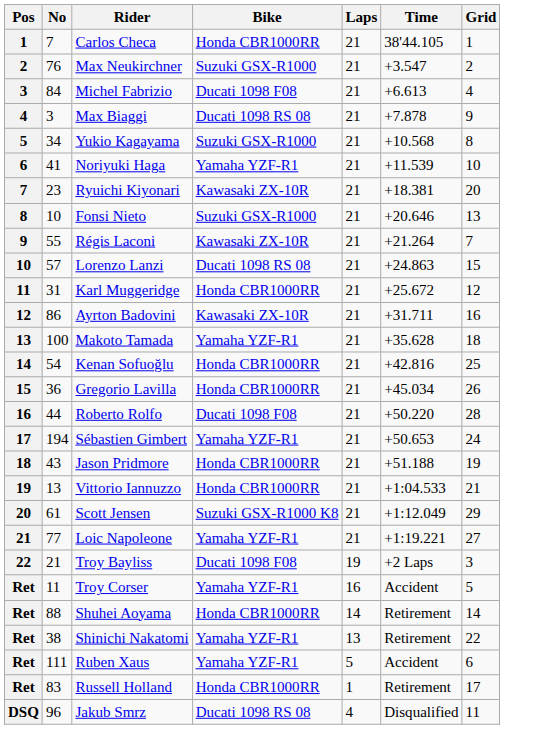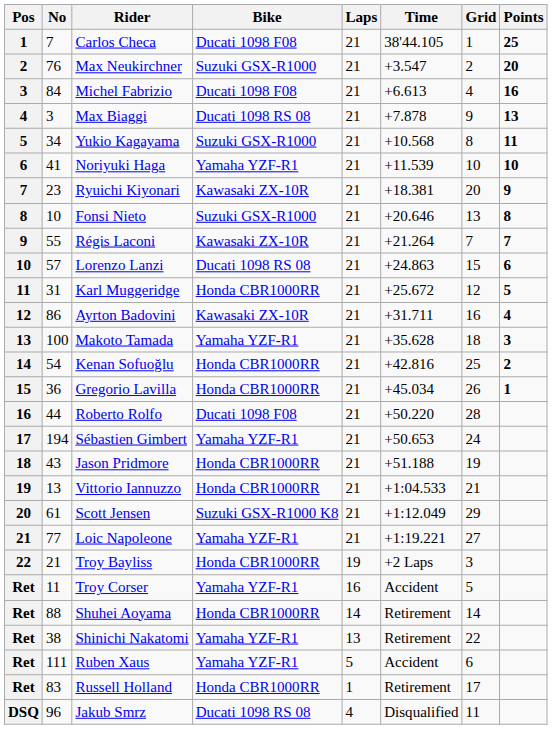+ column: (524, 17)
(258, 41) Honda CBR1000RR -> (246, 41) Ducati 1098 F08
(246, 562) Ducati 1098 F08 -> (258, 562) Honda CBR1000RR
